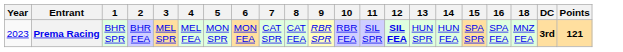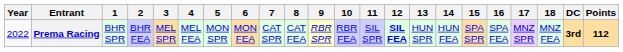+ column: (524, 12)
(18, 33) 2023 -> (18, 33) 2022
(575, 33) 121 -> (601, 33) 112
